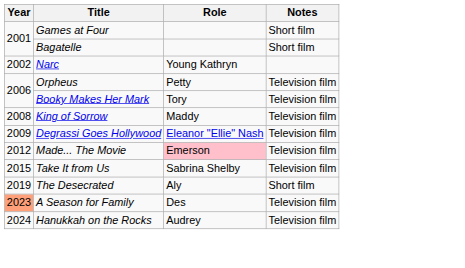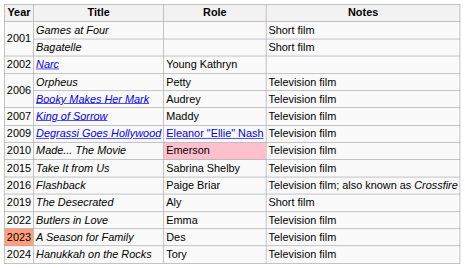(177, 99) Tory -> (183, 99) Audrey
(19, 116) 2008 -> (19, 116) 2007
(19, 151) 2012 -> (19, 151) 2010
+ row: (61, 185)
+ row: (72, 220)
(183, 220) Audrey -> (177, 254) Tory
